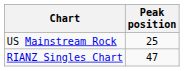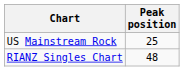(152, 57) 47 -> (152, 57) 48
